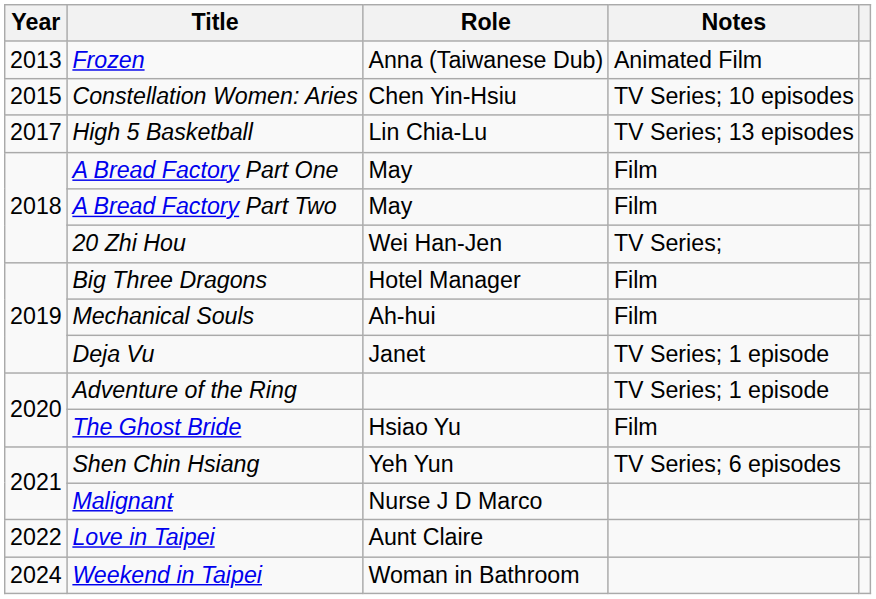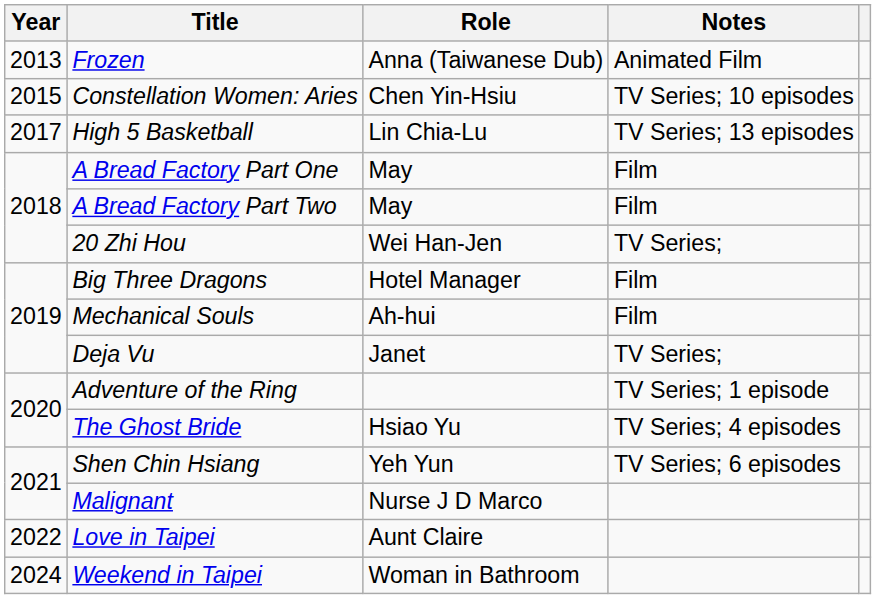(722, 354) TV Series; 1 episode -> (668, 354) TV Series;
(636, 427) Film -> (727, 427) TV Series; 4 episodes
